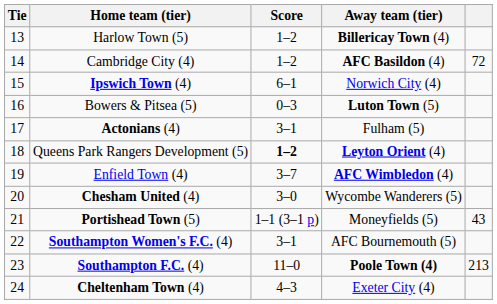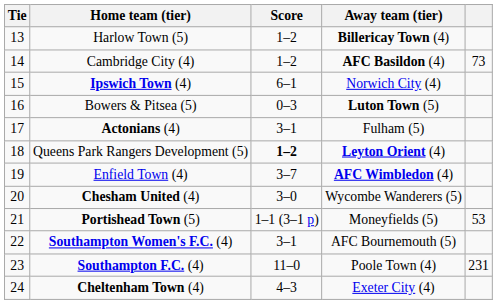(479, 60) 72 -> (479, 60) 73
(479, 219) 43 -> (479, 219) 53
(394, 264) bold -> (394, 264) normal
(479, 264) 213 -> (479, 264) 231
